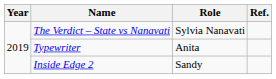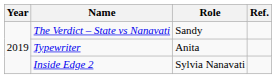(210, 30) Sylvia Nanavati -> (189, 30) Sandy
(189, 64) Sandy -> (210, 64) Sylvia Nanavati
